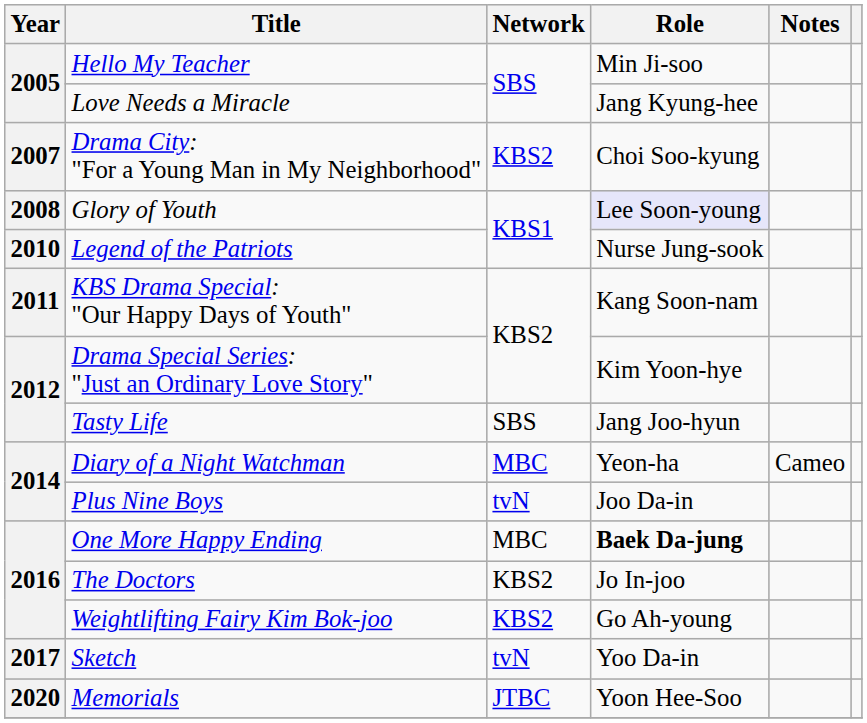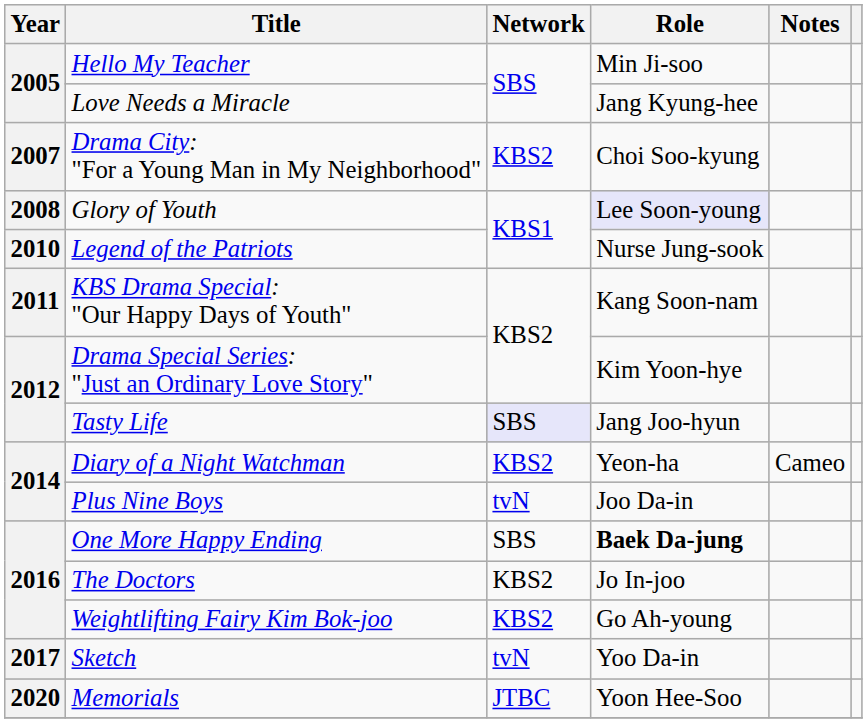(515, 422) no background -> (515, 422) lavender background
(520, 461) MBC -> (523, 461) KBS2
(520, 540) MBC -> (515, 540) SBS
